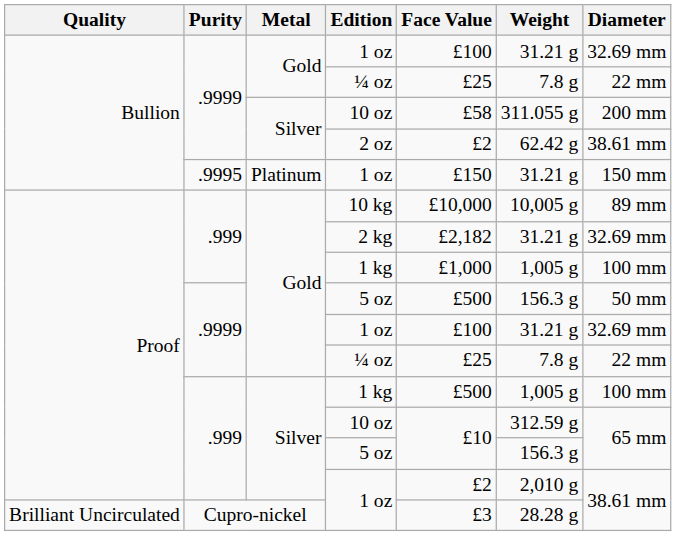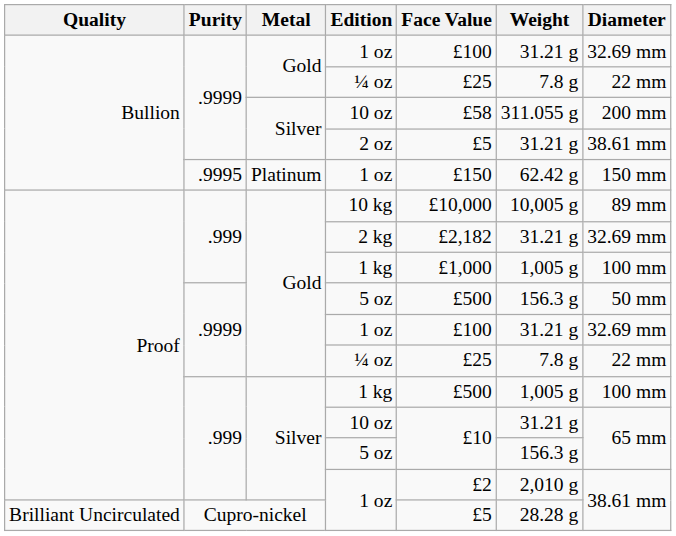(482, 143) £2 -> (482, 143) £5
(549, 143) 62.42 g -> (549, 143) 31.21 g
(549, 174) 31.21 g -> (549, 174) 62.42 g
(544, 422) 312.59 g -> (549, 422) 31.21 g
(482, 515) £3 -> (482, 515) £5
